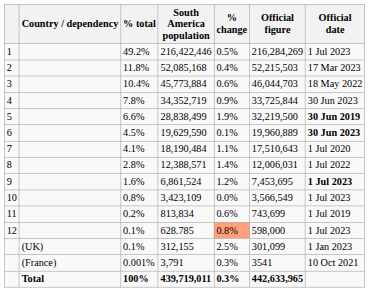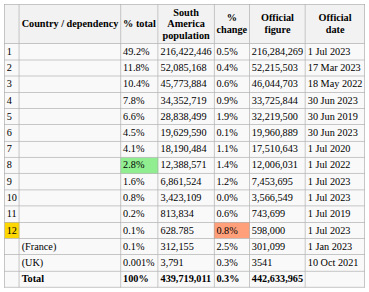(334, 116) bold -> (333, 116) normal
(334, 133) bold -> (333, 133) normal
(134, 165) no background -> (134, 165) lightgreen background
(330, 181) bold -> (329, 181) normal
(12, 230) no background -> (12, 230) gold background
(32, 246) (UK) -> (39, 246) (France)
(39, 263) (France) -> (32, 263) (UK)
